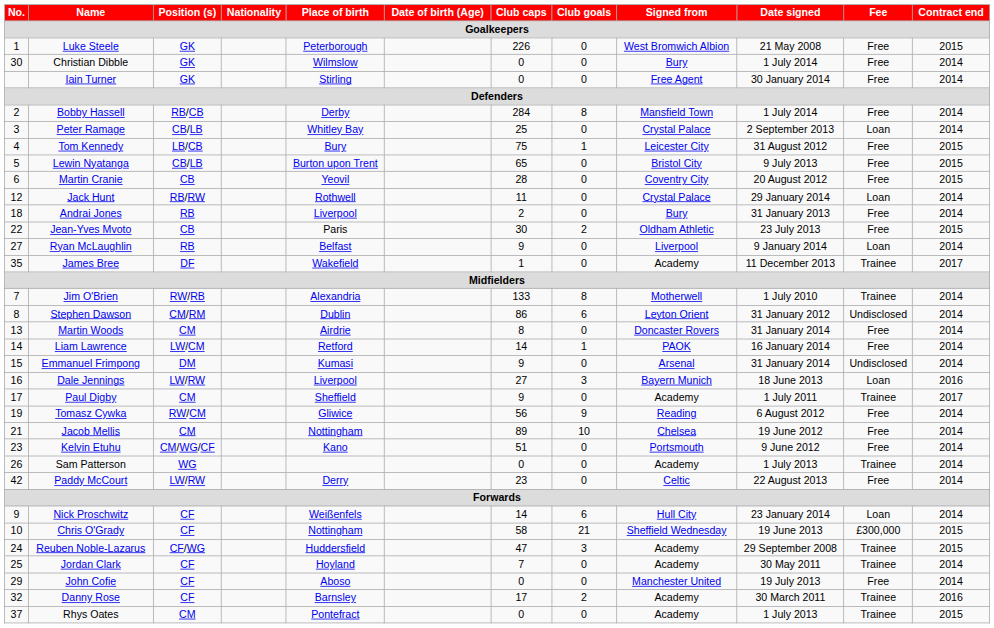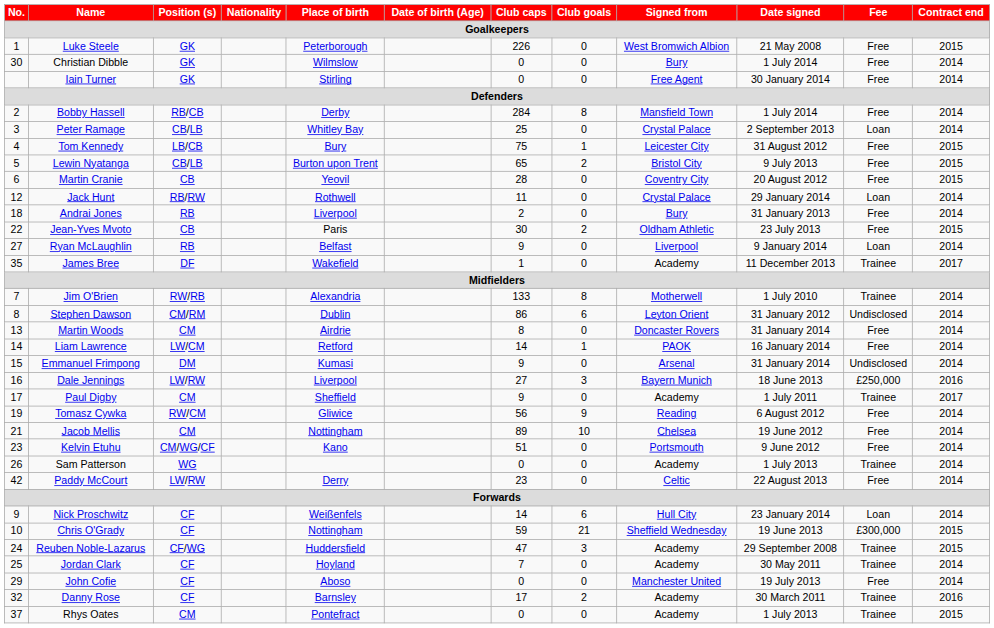(584, 163) 0 -> (584, 163) 2
(878, 380) Loan -> (878, 380) £250,000
(521, 531) 58 -> (521, 531) 59
